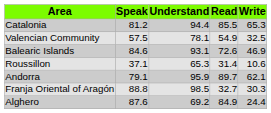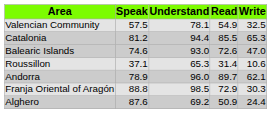rows swapped: (26, 25) <-> (52, 38)
(138, 51) 84.6 -> (138, 51) 74.6
(200, 51) 93.1 -> (200, 51) 93.0
(256, 51) 46.9 -> (256, 51) 47.0
(138, 76) 79.1 -> (138, 76) 78.9
(200, 76) 95.9 -> (200, 76) 96.0
(228, 89) 32.7 -> (228, 89) 72.9
(228, 102) 84.9 -> (228, 102) 50.9
